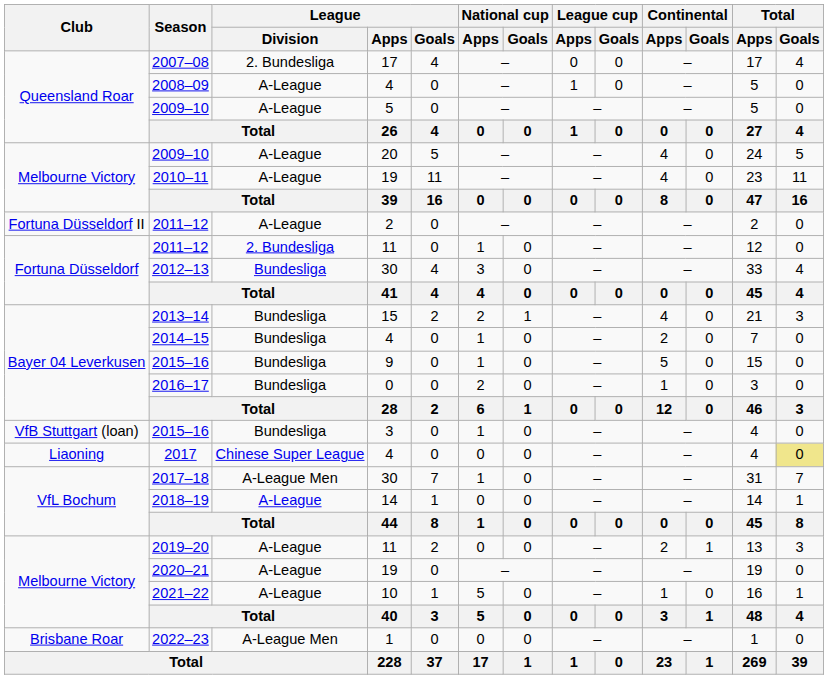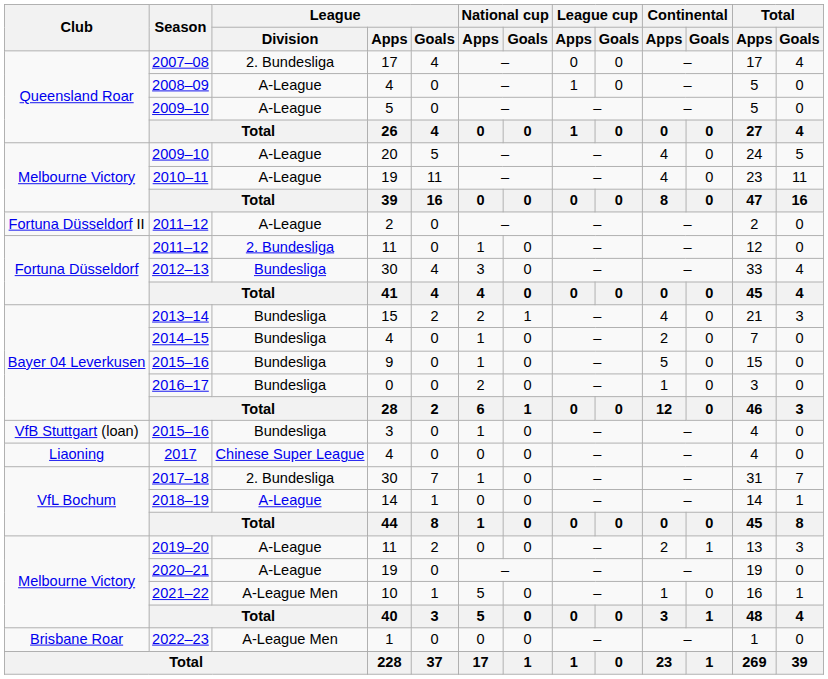(799, 454) khaki background -> (799, 454) no background
(290, 477) A-League Men -> (290, 477) 2. Bundesliga
(290, 593) A-League -> (290, 593) A-League Men
